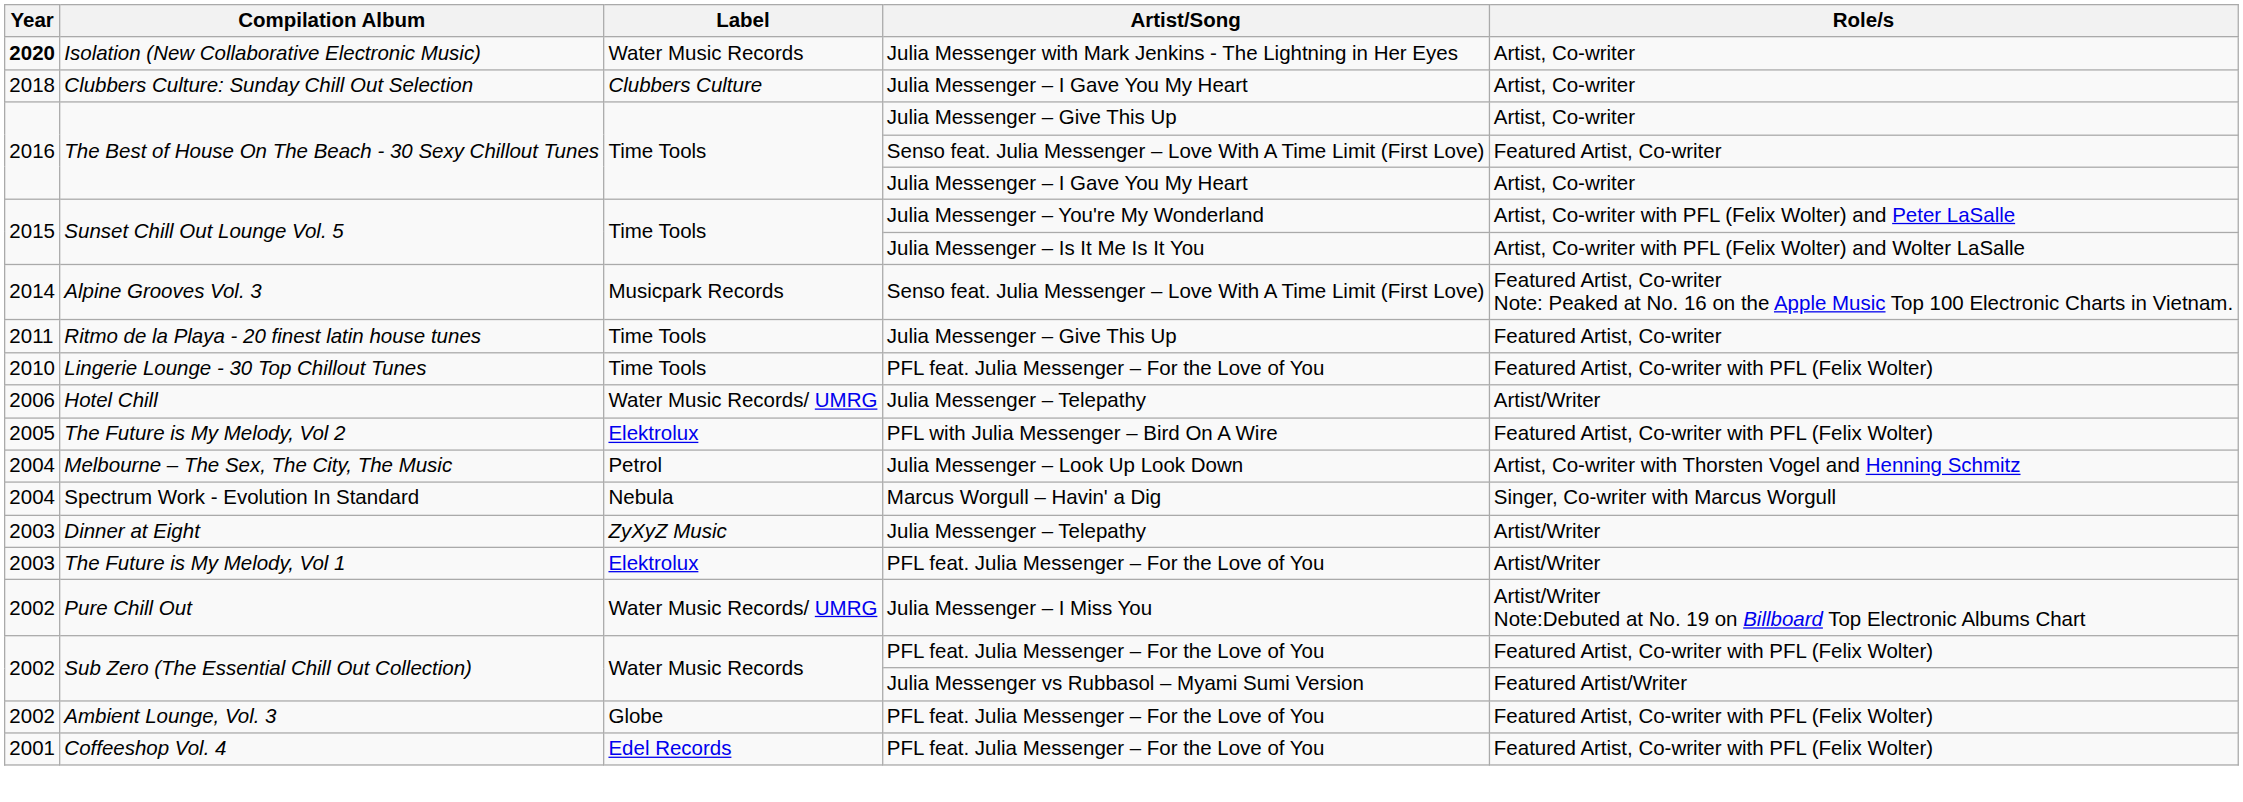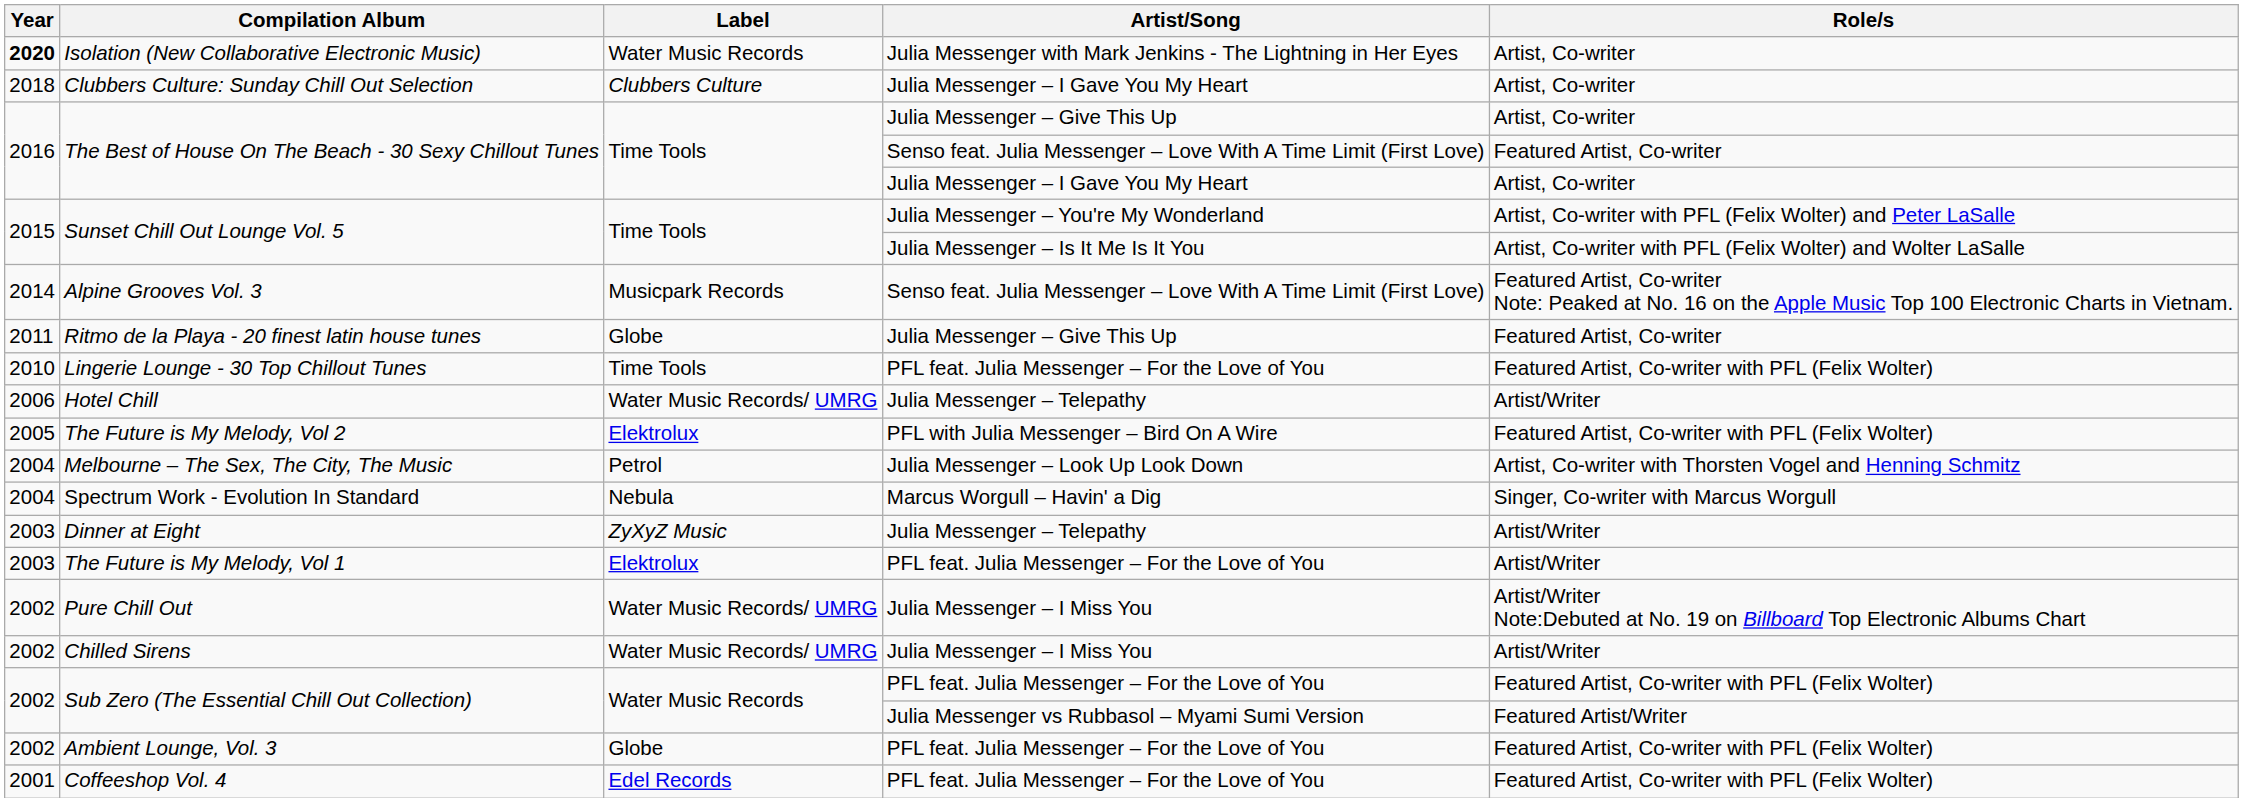(657, 336) Time Tools -> (636, 336) Globe
+ row: (128, 651)
